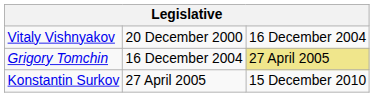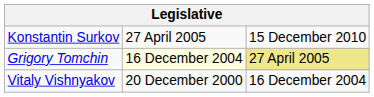rows swapped: (61, 37) <-> (63, 80)
(184, 59) no background -> (184, 59) lightyellow background
